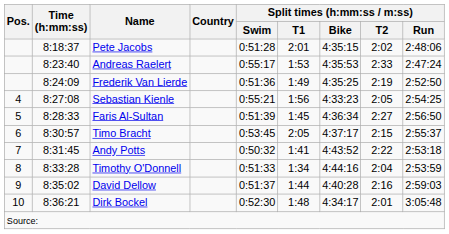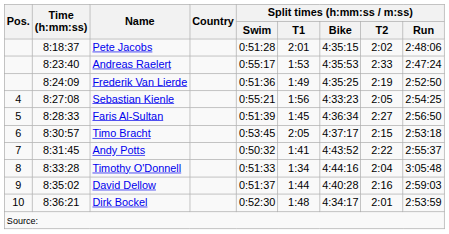(424, 133) 2:55:37 -> (424, 133) 2:53:18
(424, 151) 2:53:18 -> (424, 151) 2:55:37
(424, 168) 2:53:59 -> (424, 168) 3:05:48
(424, 202) 3:05:48 -> (424, 202) 2:53:59
